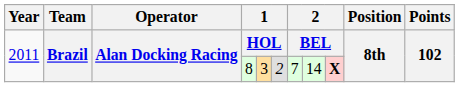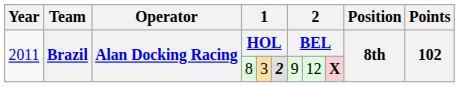(279, 68) normal -> (279, 68) bold
(295, 68) 7 -> (295, 68) 9
(314, 68) 14 -> (314, 68) 12
